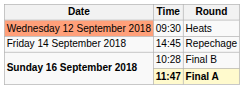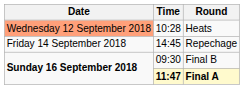(168, 28) 09:30 -> (168, 28) 10:28
(168, 60) 10:28 -> (168, 60) 09:30
